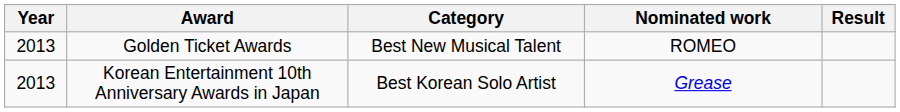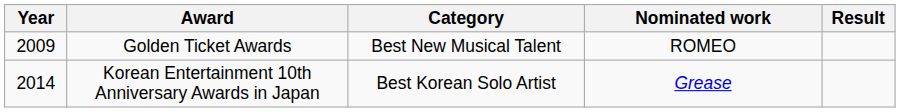(36, 45) 2013 -> (36, 45) 2009
(36, 83) 2013 -> (36, 83) 2014
